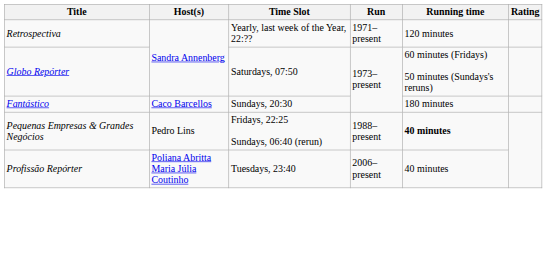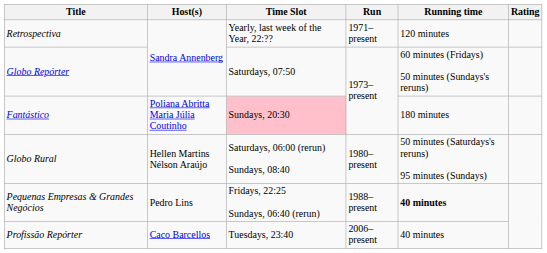(182, 104) Caco Barcellos -> (180, 115) Poliana Abritta Maria Júlia Coutinho
(262, 104) no background -> (259, 115) pink background
+ row: (32, 158)
(181, 169) Poliana Abritta Maria Júlia Coutinho -> (180, 235) Caco Barcellos
